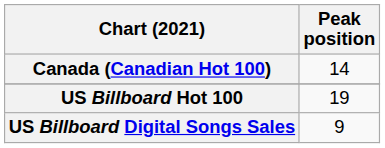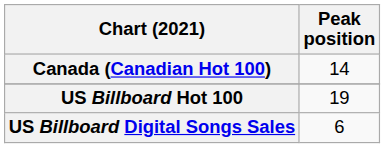(339, 127) 9 -> (339, 127) 6
